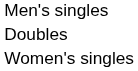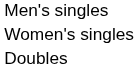rows swapped: (69, 58) <-> (36, 34)
